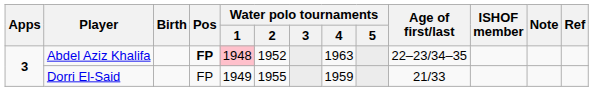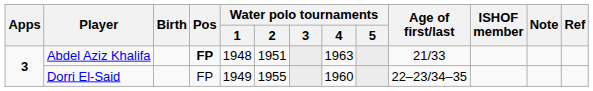(237, 56) pink background -> (237, 56) no background
(272, 56) 1952 -> (272, 56) 1951
(429, 56) 22–23/34–35 -> (429, 56) 21/33
(339, 77) 1959 -> (339, 77) 1960
(429, 77) 21/33 -> (429, 77) 22–23/34–35
